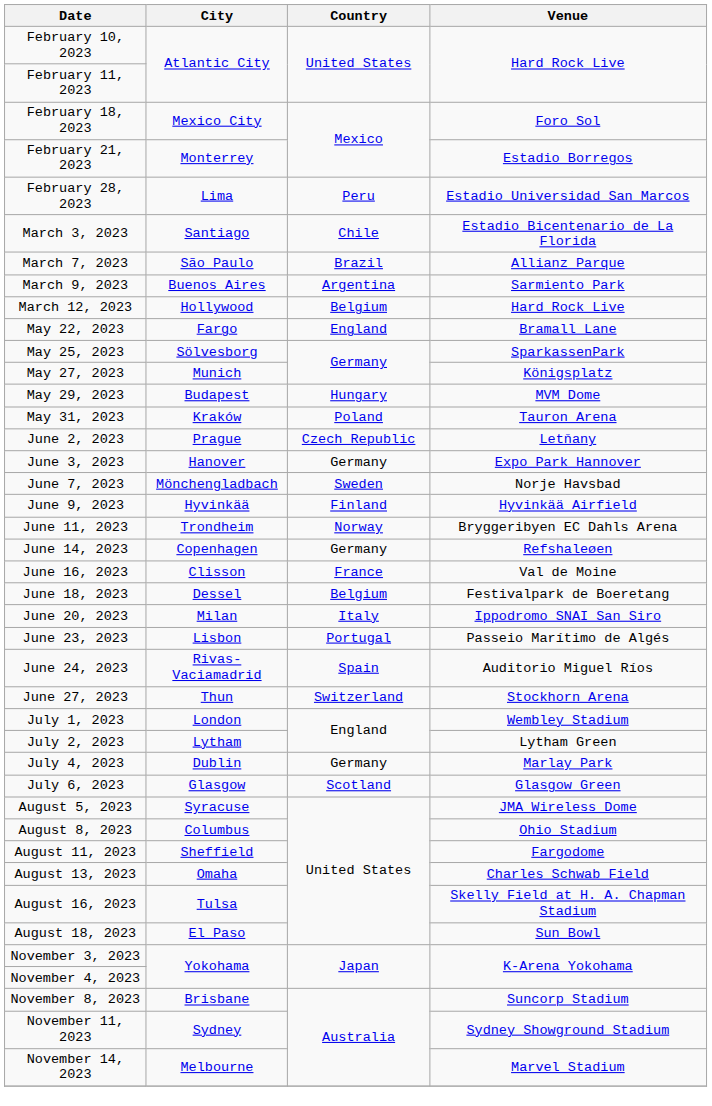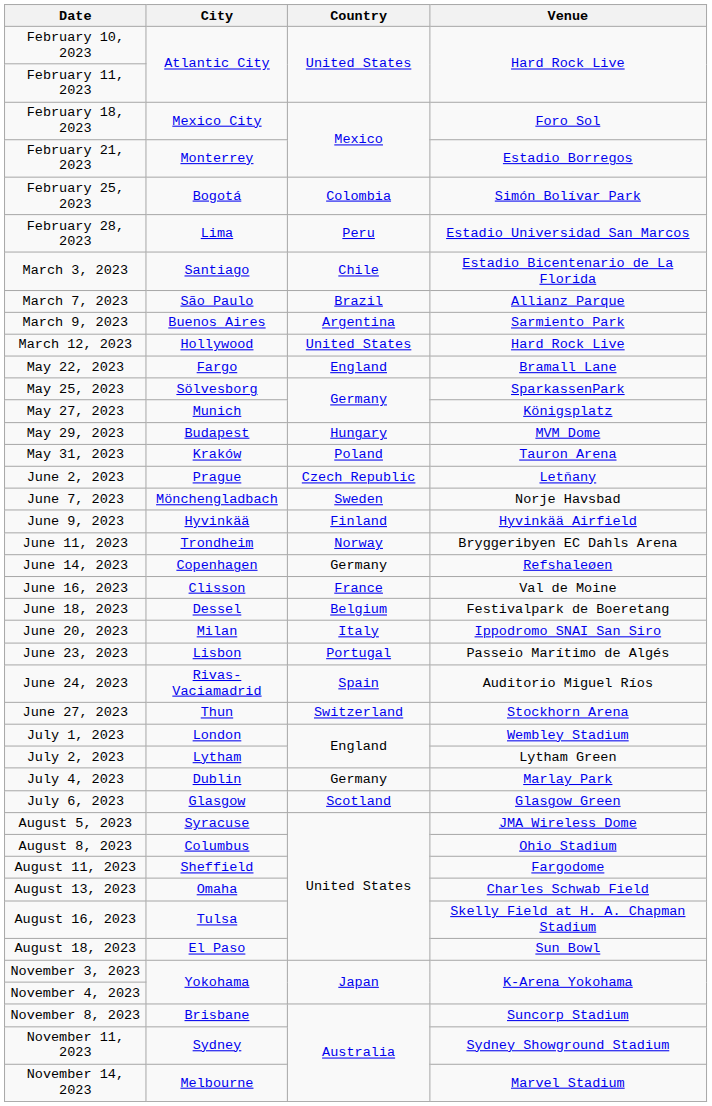+ row: (75, 196)
(359, 307) Belgium -> (359, 345) United States
- row: (75, 462)
